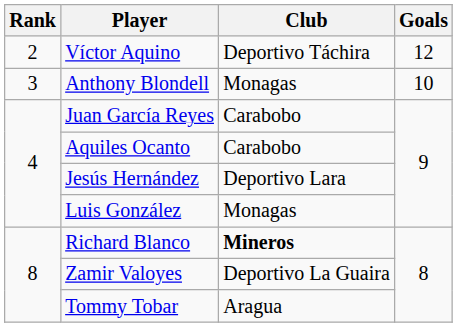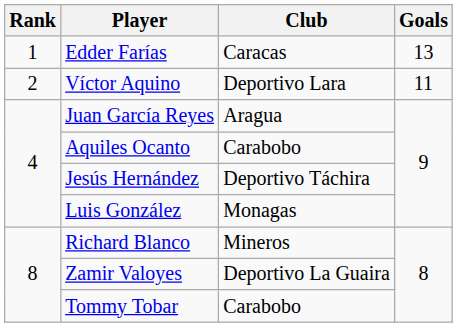+ row: (116, 52)
(297, 52) Deportivo Táchira -> (285, 83) Deportivo Lara
(423, 52) 12 -> (423, 83) 11
- row: (137, 83)
(262, 115) Carabobo -> (253, 115) Aragua
(285, 178) Deportivo Lara -> (297, 178) Deportivo Táchira
(259, 242) bold -> (257, 242) normal
(253, 305) Aragua -> (262, 305) Carabobo
